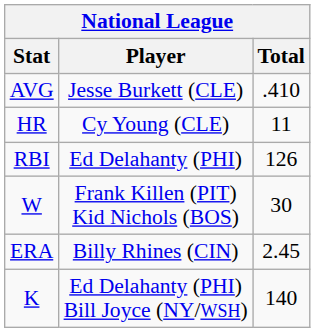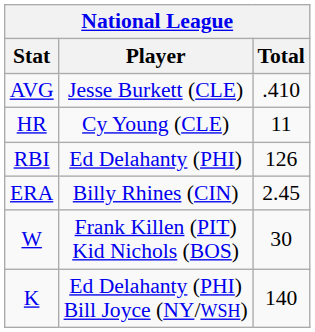rows swapped: (32, 205) <-> (32, 251)
